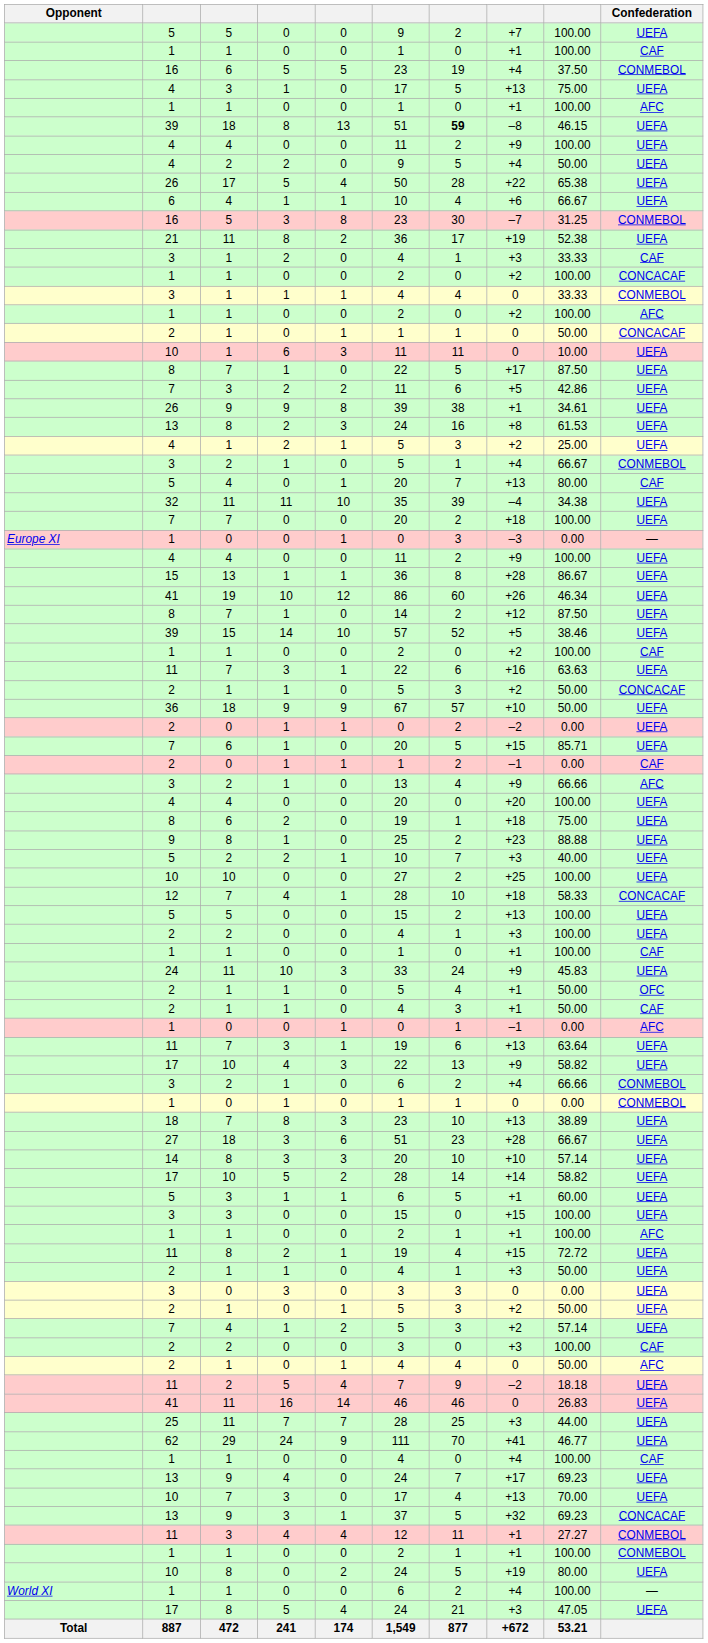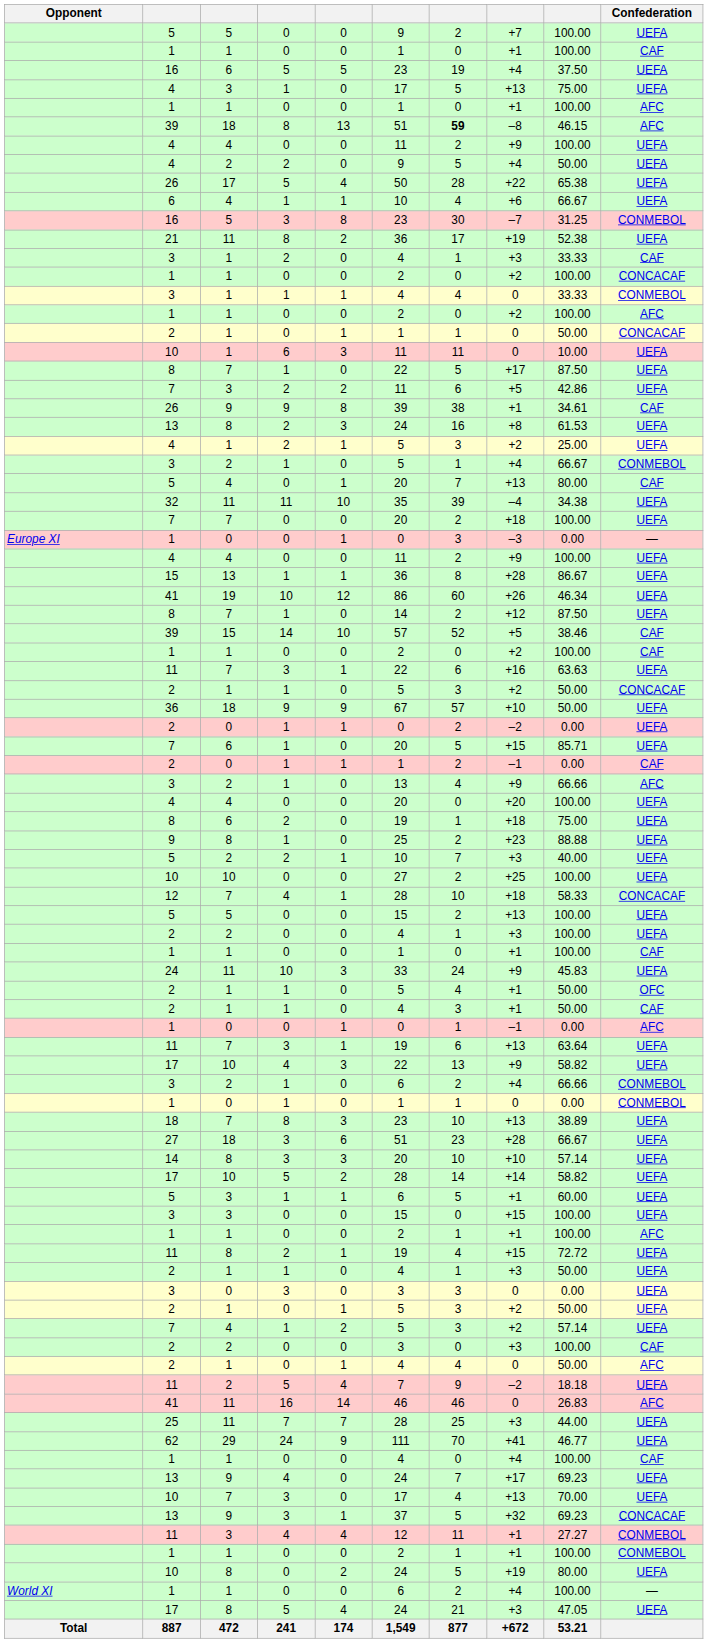(652, 70) CONMEBOL -> (652, 70) UEFA
(652, 126) UEFA -> (652, 126) AFC
(652, 408) UEFA -> (652, 408) CAF
(652, 633) UEFA -> (652, 633) CAF
(652, 1403) UEFA -> (652, 1403) AFC
